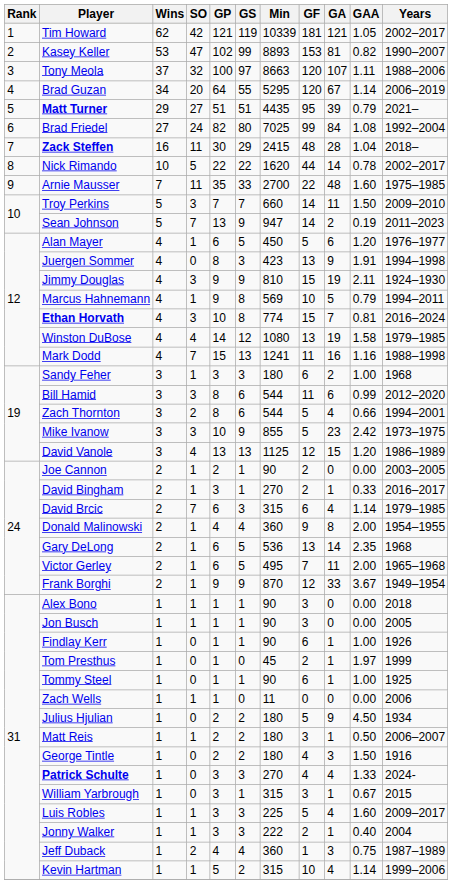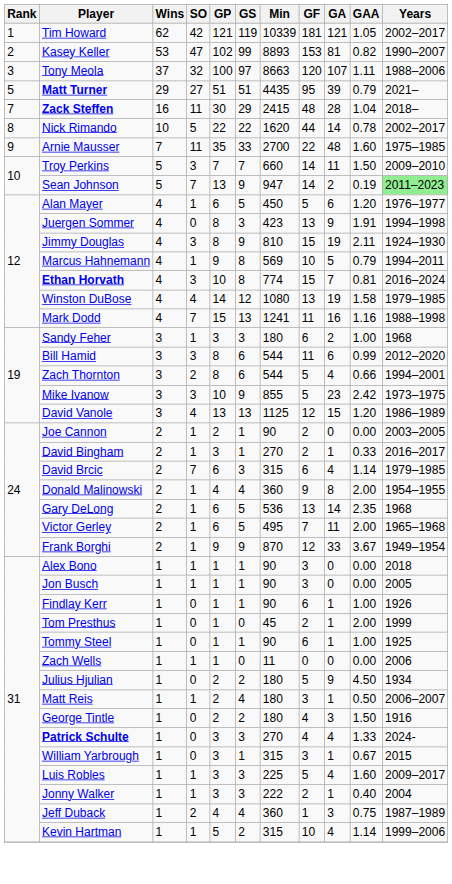- row: (74, 90)
- row: (75, 128)
(415, 223) no background -> (415, 185) lightgreen background
(216, 280) 9 -> (216, 242) 8
(364, 661) 1.97 -> (364, 623) 2.00
(241, 737) 2 -> (241, 699) 4
